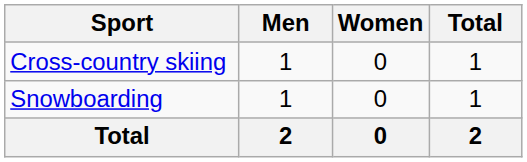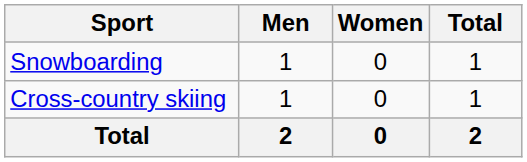rows swapped: (118, 61) <-> (86, 99)
